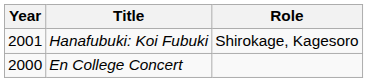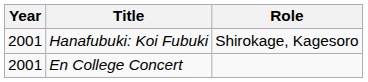(25, 65) 2000 -> (25, 65) 2001
